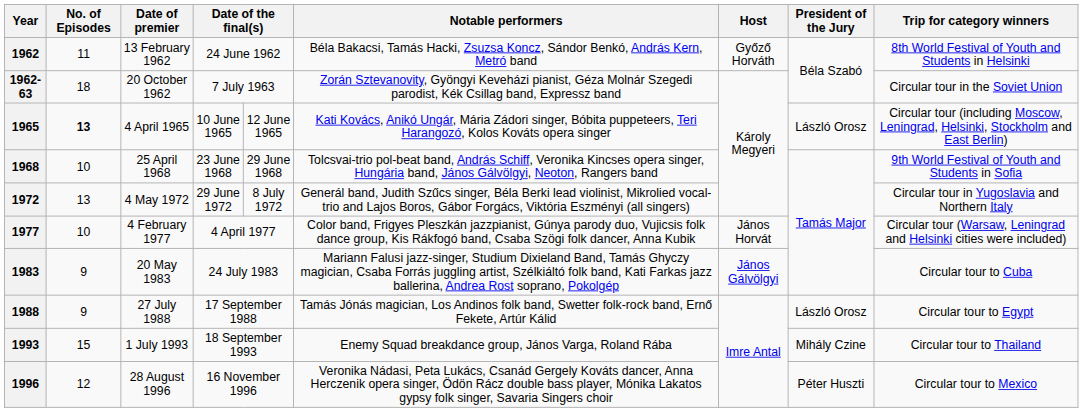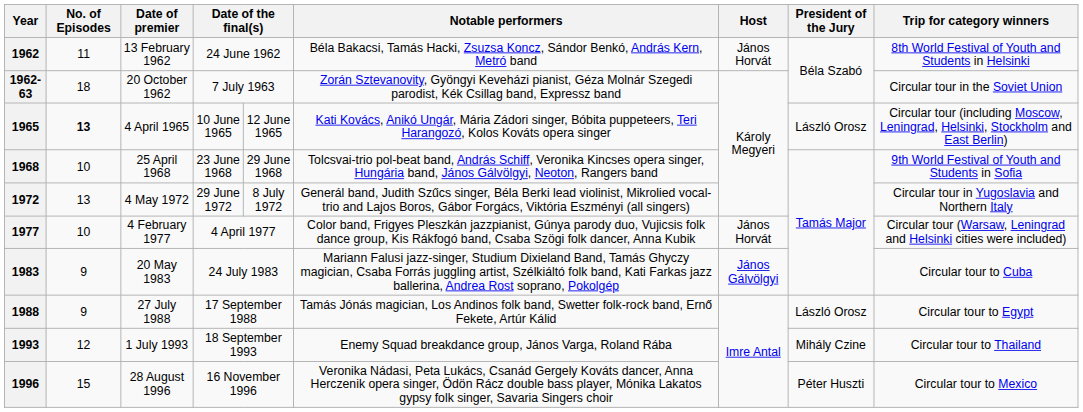(753, 54) Győző Horváth -> (753, 54) János Horvát
(84, 345) 15 -> (84, 345) 12
(84, 385) 12 -> (84, 385) 15
